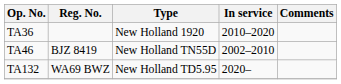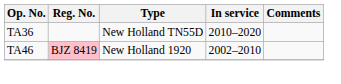(160, 32) New Holland 1920 -> (153, 32) New Holland TN55D
(74, 50) no background -> (74, 50) pink background
(166, 50) New Holland TN55D -> (147, 50) New Holland 1920
- row: (23, 69)
